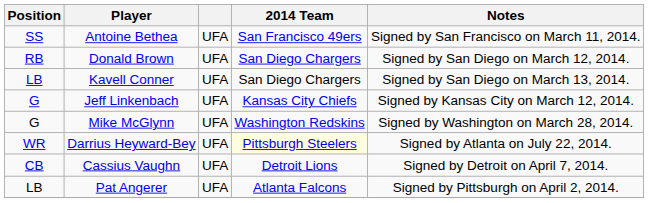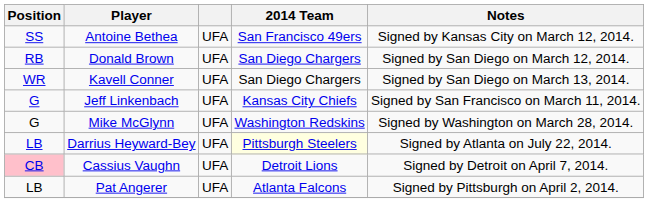(506, 37) Signed by San Francisco on March 11, 2014. -> (506, 37) Signed by Kansas City on March 12, 2014.
(34, 80) LB -> (34, 80) WR
(506, 101) Signed by Kansas City on March 12, 2014. -> (506, 101) Signed by San Francisco on March 11, 2014.
(34, 144) WR -> (34, 144) LB
(34, 165) no background -> (34, 165) pink background
